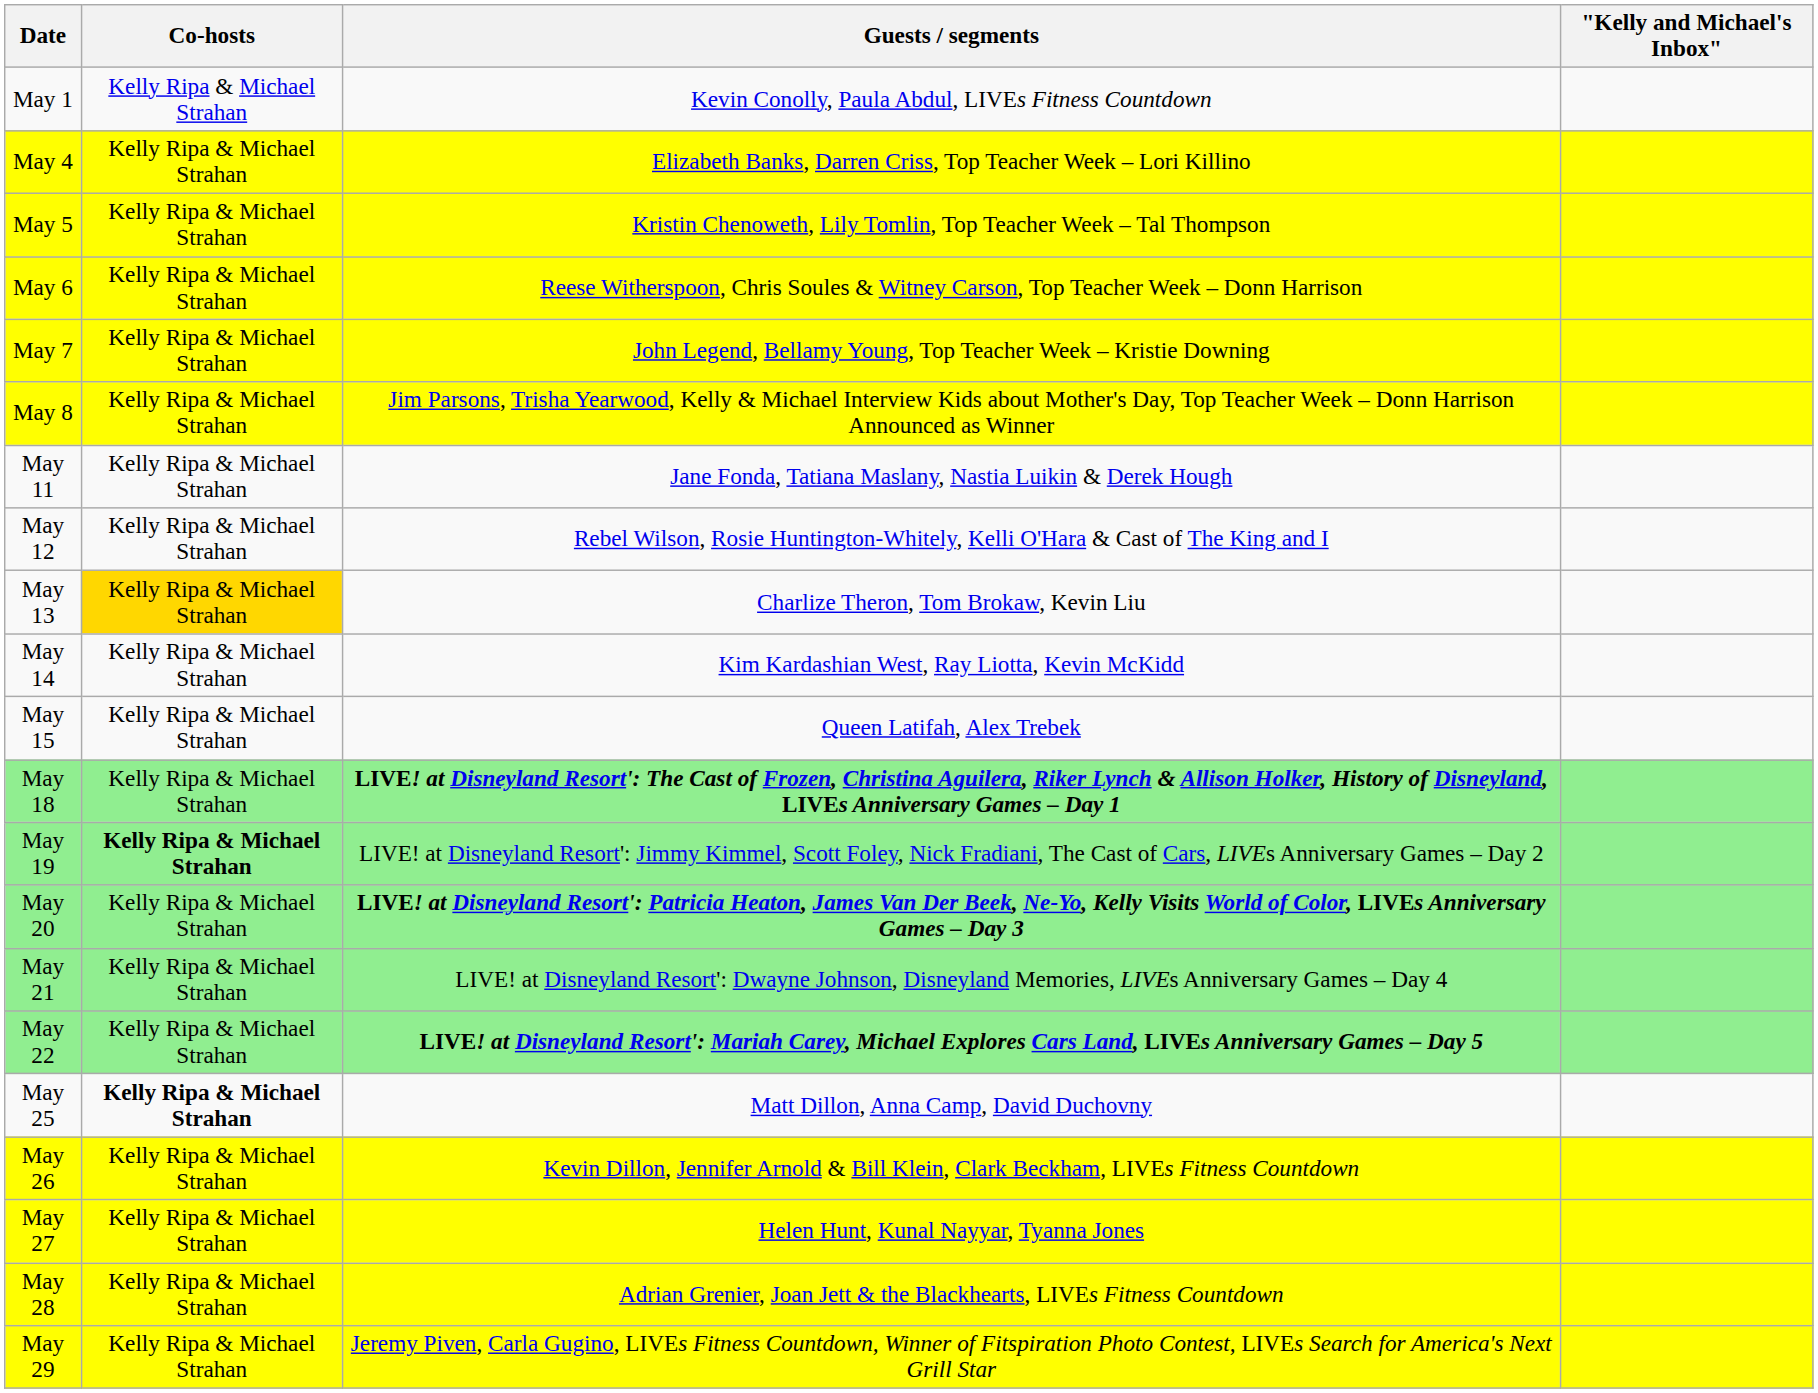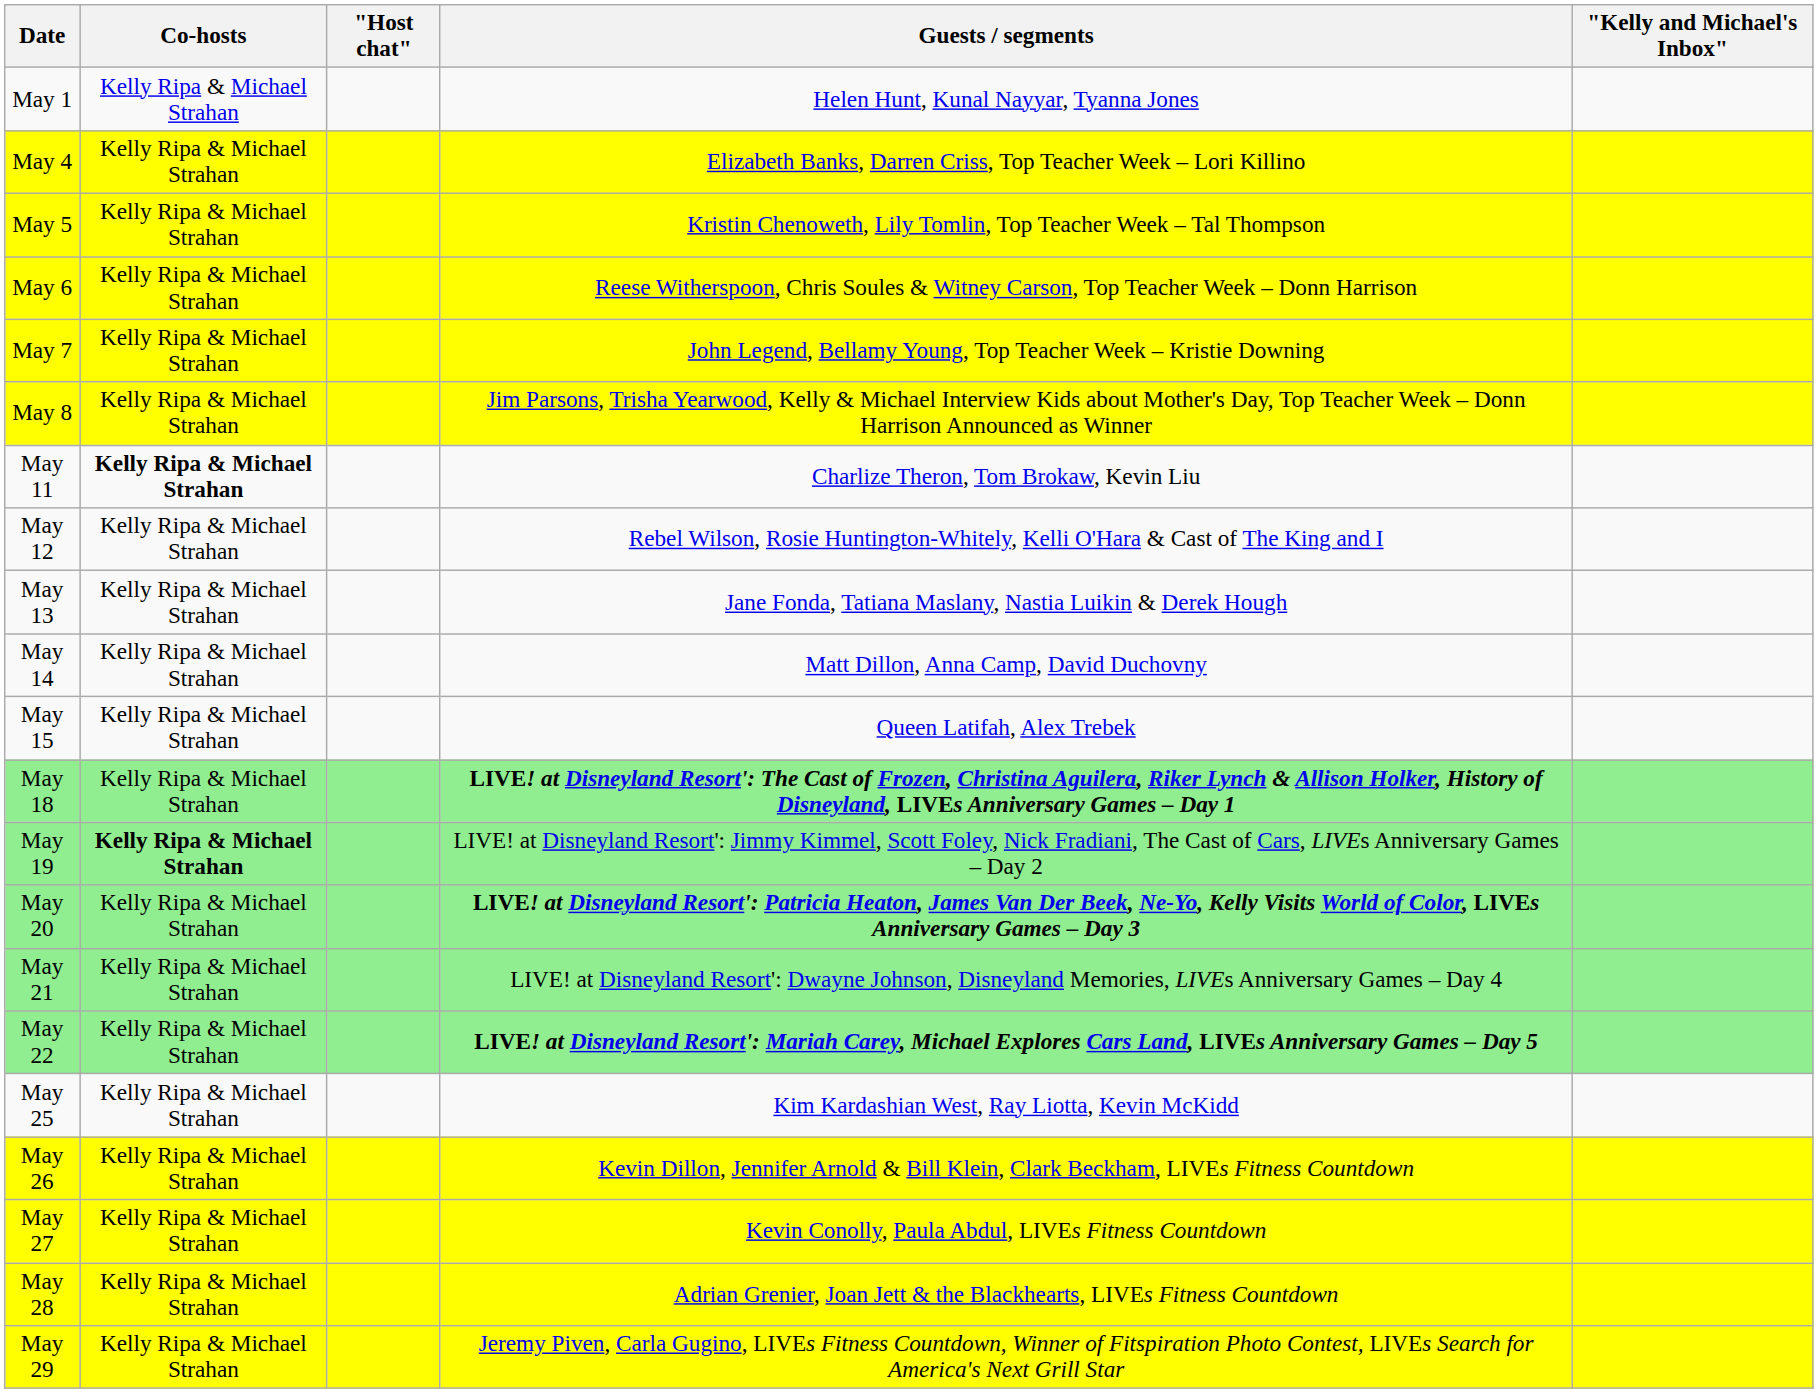+ column: (384, 35)
(951, 98) Kevin Conolly, Paula Abdul, LIVEs Fitness Countdown -> (1006, 98) Helen Hunt, Kunal Nayyar, Tyanna Jones
(212, 476) normal -> (203, 476) bold
(951, 476) Jane Fonda, Tatiana Maslany, Nastia Luikin & Derek Hough -> (1006, 476) Charlize Theron, Tom Brokaw, Kevin Liu
(212, 601) gold background -> (203, 601) no background
(951, 601) Charlize Theron, Tom Brokaw, Kevin Liu -> (1006, 601) Jane Fonda, Tatiana Maslany, Nastia Luikin & Derek Hough
(951, 664) Kim Kardashian West, Ray Liotta, Kevin McKidd -> (1006, 664) Matt Dillon, Anna Camp, David Duchovny
(212, 1105) bold -> (203, 1105) normal
(951, 1105) Matt Dillon, Anna Camp, David Duchovny -> (1006, 1105) Kim Kardashian West, Ray Liotta, Kevin McKidd
(951, 1230) Helen Hunt, Kunal Nayyar, Tyanna Jones -> (1006, 1230) Kevin Conolly, Paula Abdul, LIVEs Fitness Countdown
